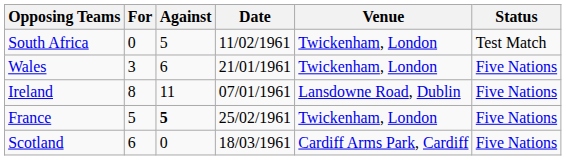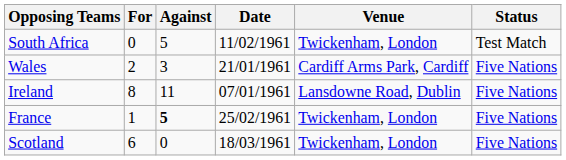(132, 67) 3 -> (132, 67) 2
(164, 67) 6 -> (164, 67) 3
(368, 67) Twickenham, London -> (383, 67) Cardiff Arms Park, Cardiff
(132, 117) 5 -> (132, 117) 1
(383, 142) Cardiff Arms Park, Cardiff -> (368, 142) Twickenham, London
